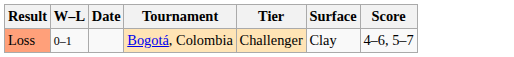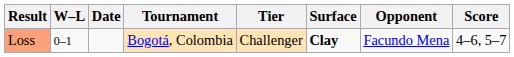+ column: (406, 16)
(323, 40) normal -> (324, 40) bold
